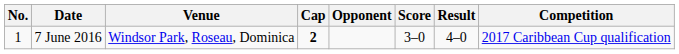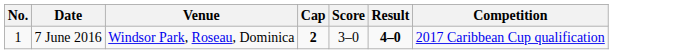- column: (362, 15)
(456, 37) normal -> (390, 37) bold
